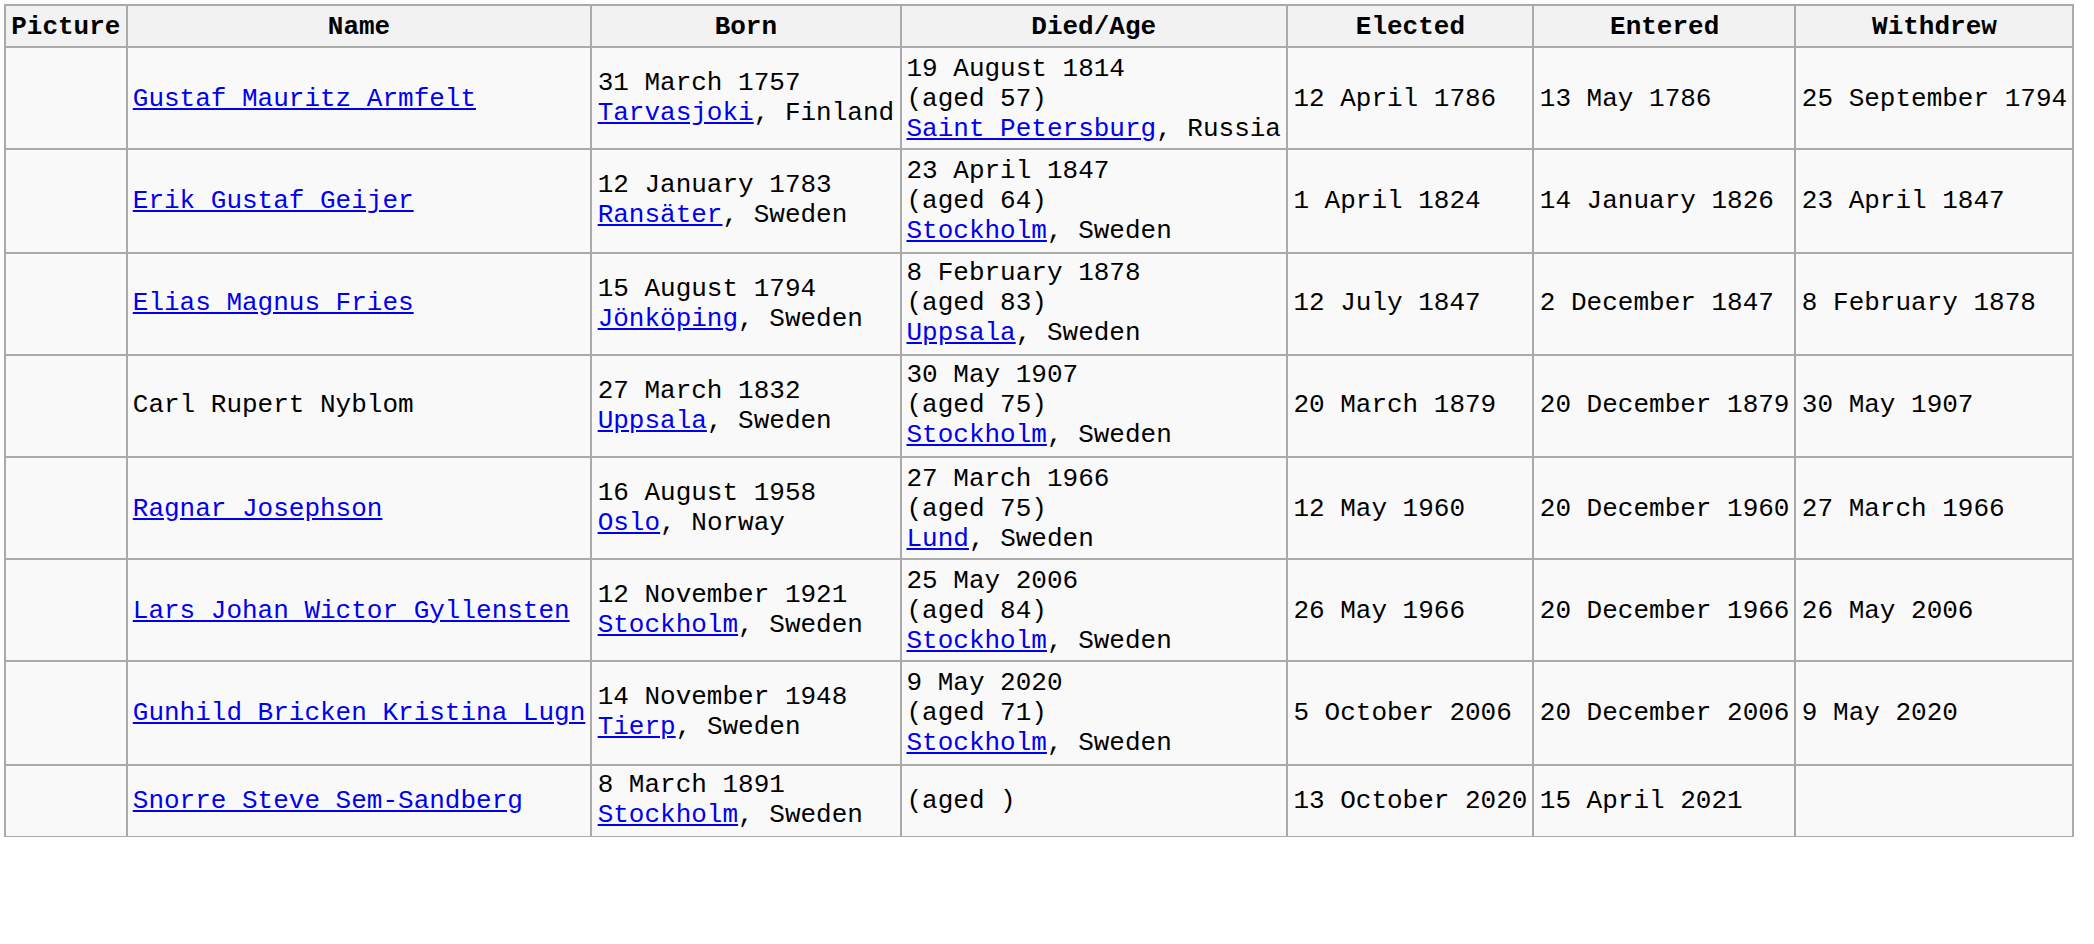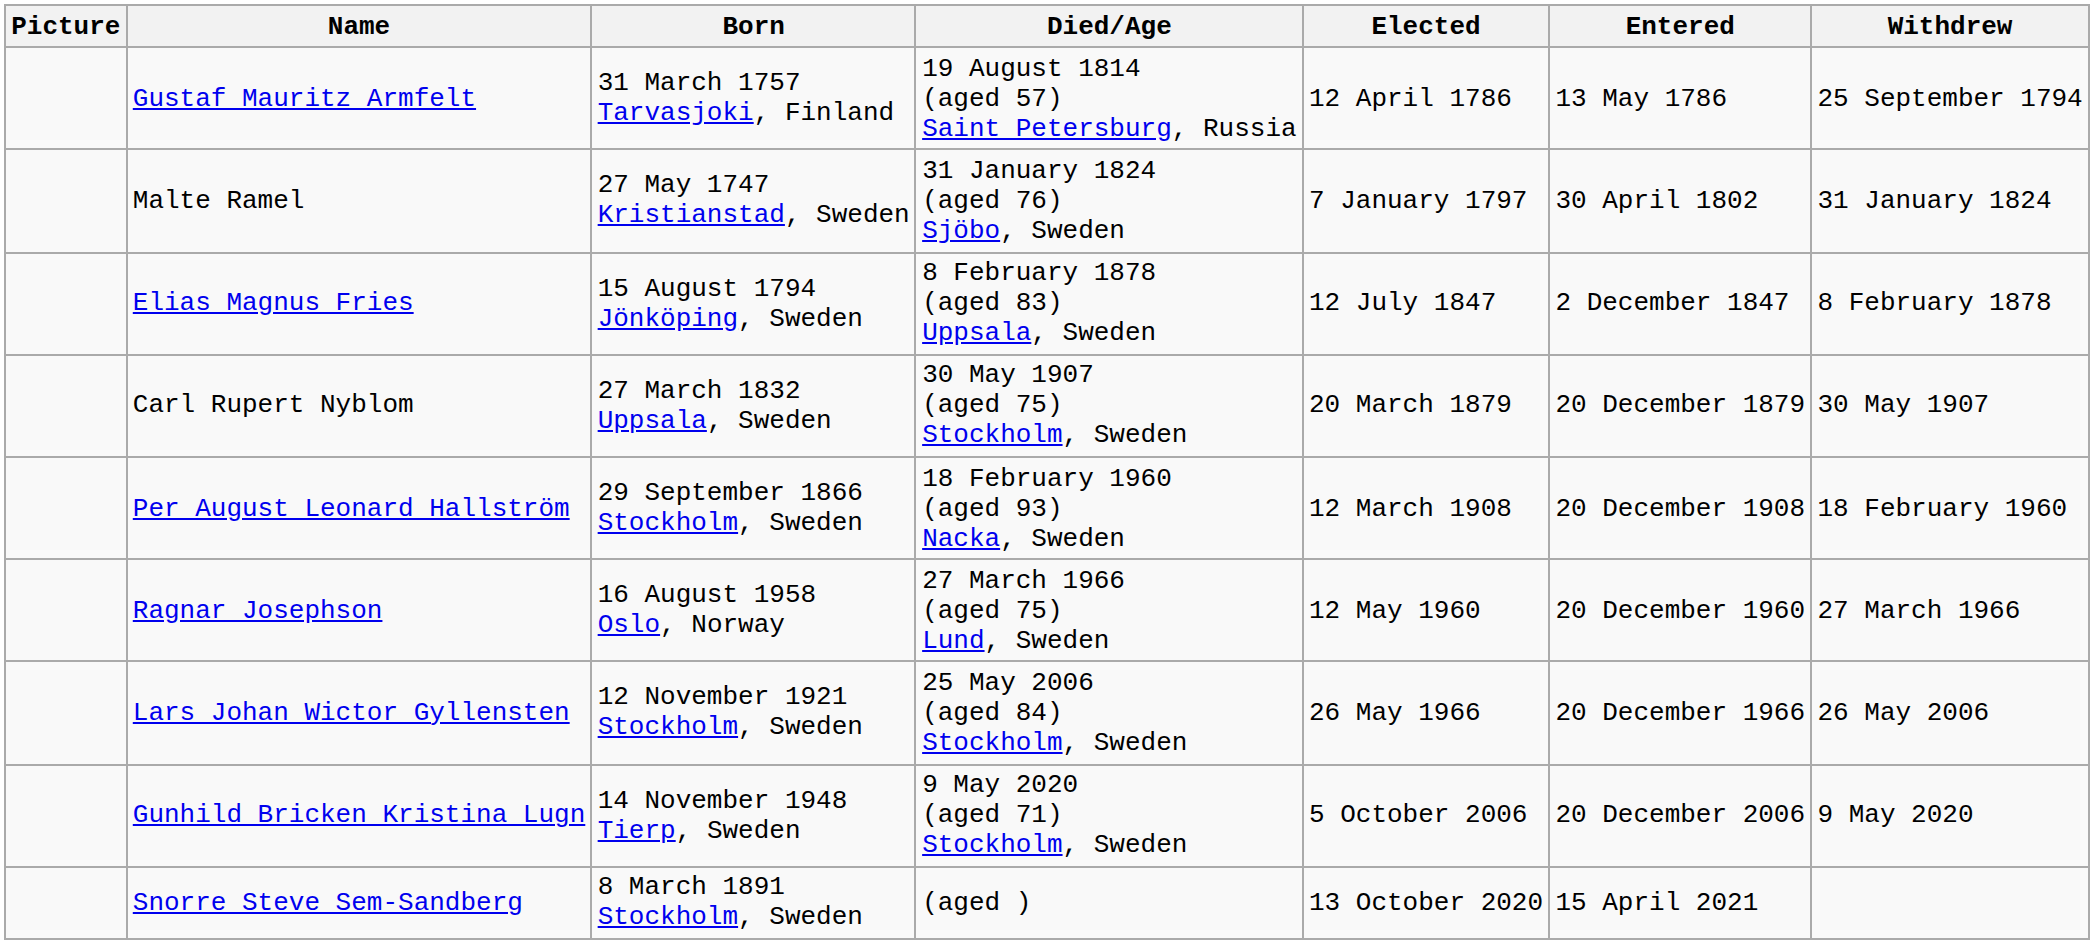+ row: (219, 201)
- row: (273, 201)
+ row: (351, 508)
